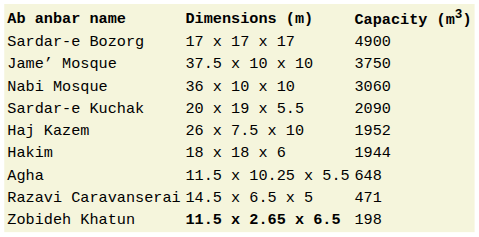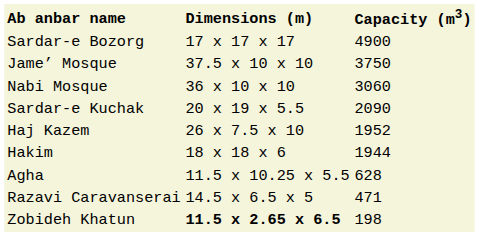(368, 176) 648 -> (368, 176) 628
